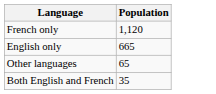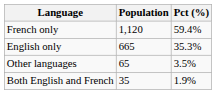+ column: (191, 13)
